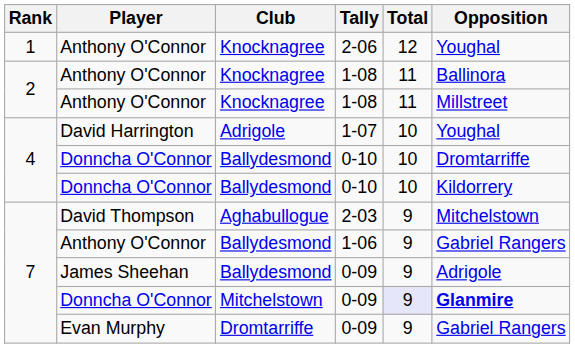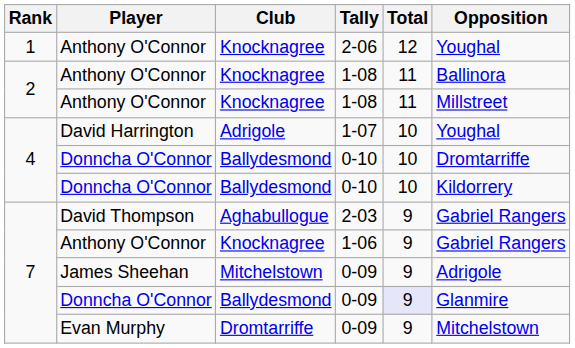(488, 215) Mitchelstown -> (501, 215) Gabriel Rangers
(276, 243) Ballydesmond -> (272, 243) Knocknagree
(276, 272) Ballydesmond -> (271, 272) Mitchelstown
(271, 300) Mitchelstown -> (276, 300) Ballydesmond
(475, 300) bold -> (472, 300) normal
(501, 328) Gabriel Rangers -> (488, 328) Mitchelstown
